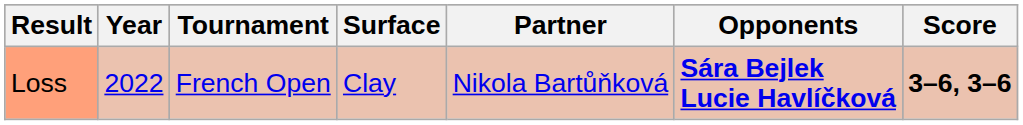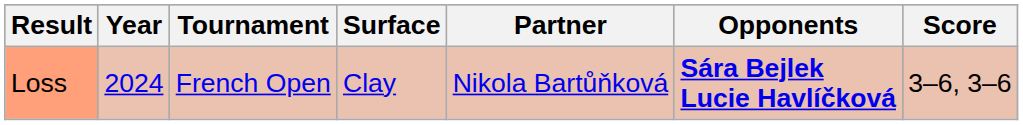(134, 82) 2022 -> (134, 82) 2024
(960, 82) bold -> (960, 82) normal
